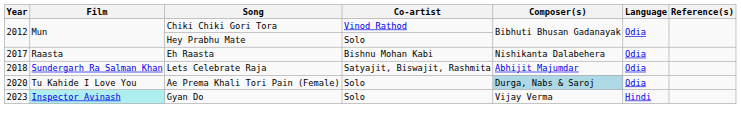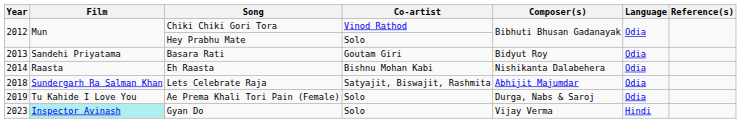+ row: (196, 54)
(17, 54) 2017 -> (17, 68) 2014
(17, 82) 2020 -> (17, 97) 2019
(545, 82) lightblue background -> (545, 97) no background
